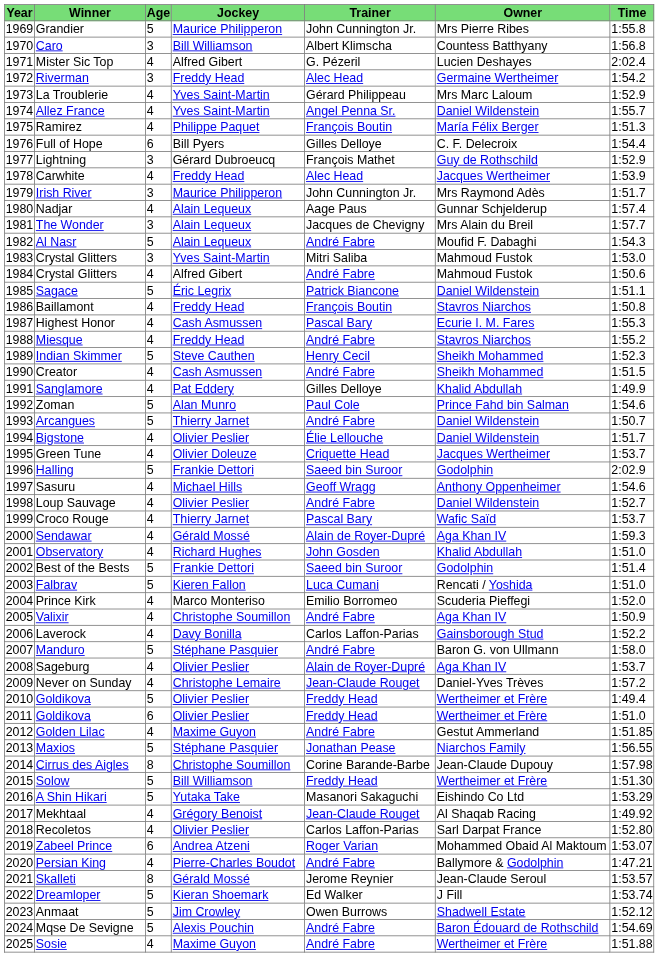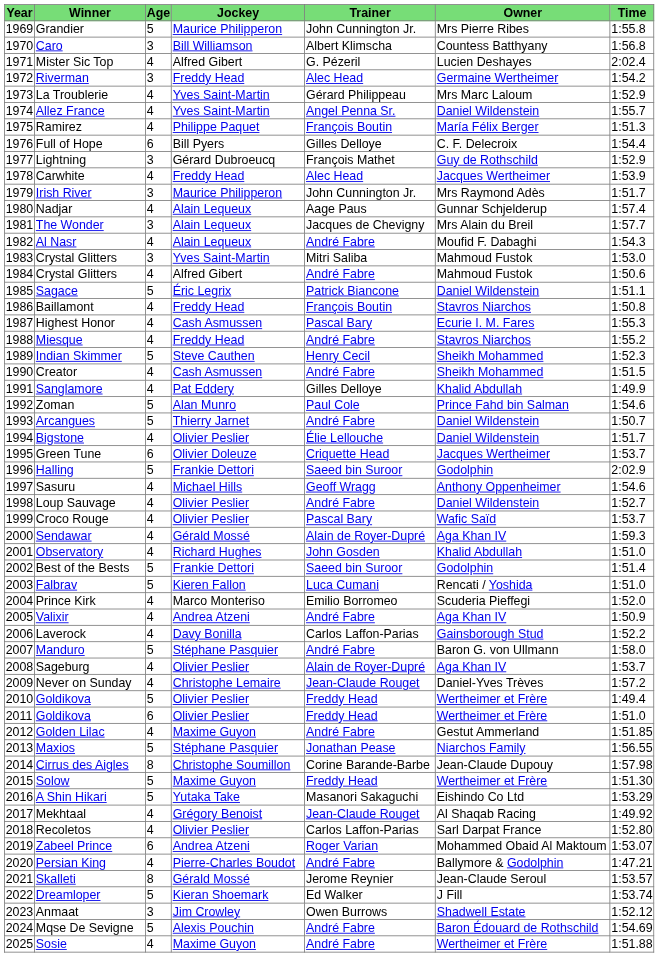(150, 241) 5 -> (150, 241) 4
(150, 454) 4 -> (150, 454) 6
(211, 519) Thierry Jarnet -> (211, 519) Olivier Peslier
(232, 617) Christophe Soumillon -> (211, 617) Andrea Atzeni
(213, 781) Bill Williamson -> (214, 781) Maxime Guyon
(150, 911) 5 -> (150, 911) 3
